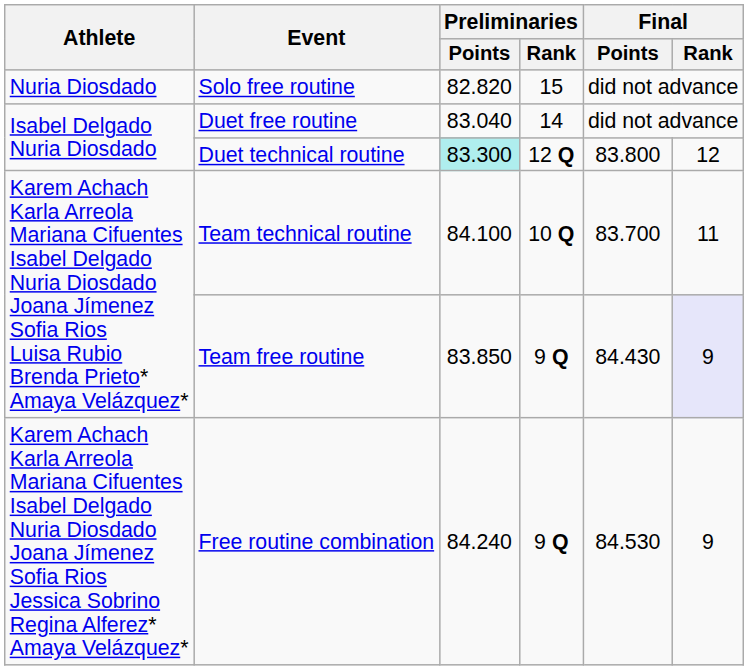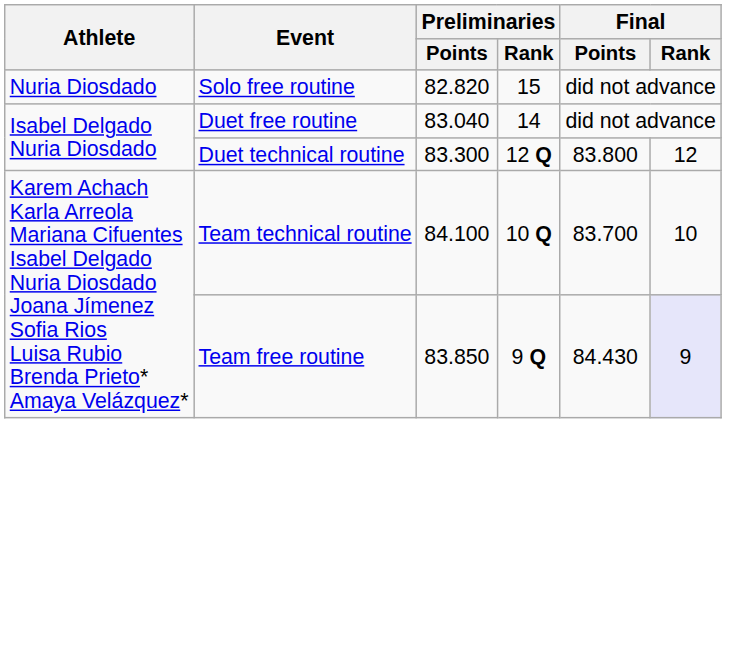(479, 155) paleturquoise background -> (457, 155) no background
(708, 233) 11 -> (686, 233) 10
- row: (316, 542)
